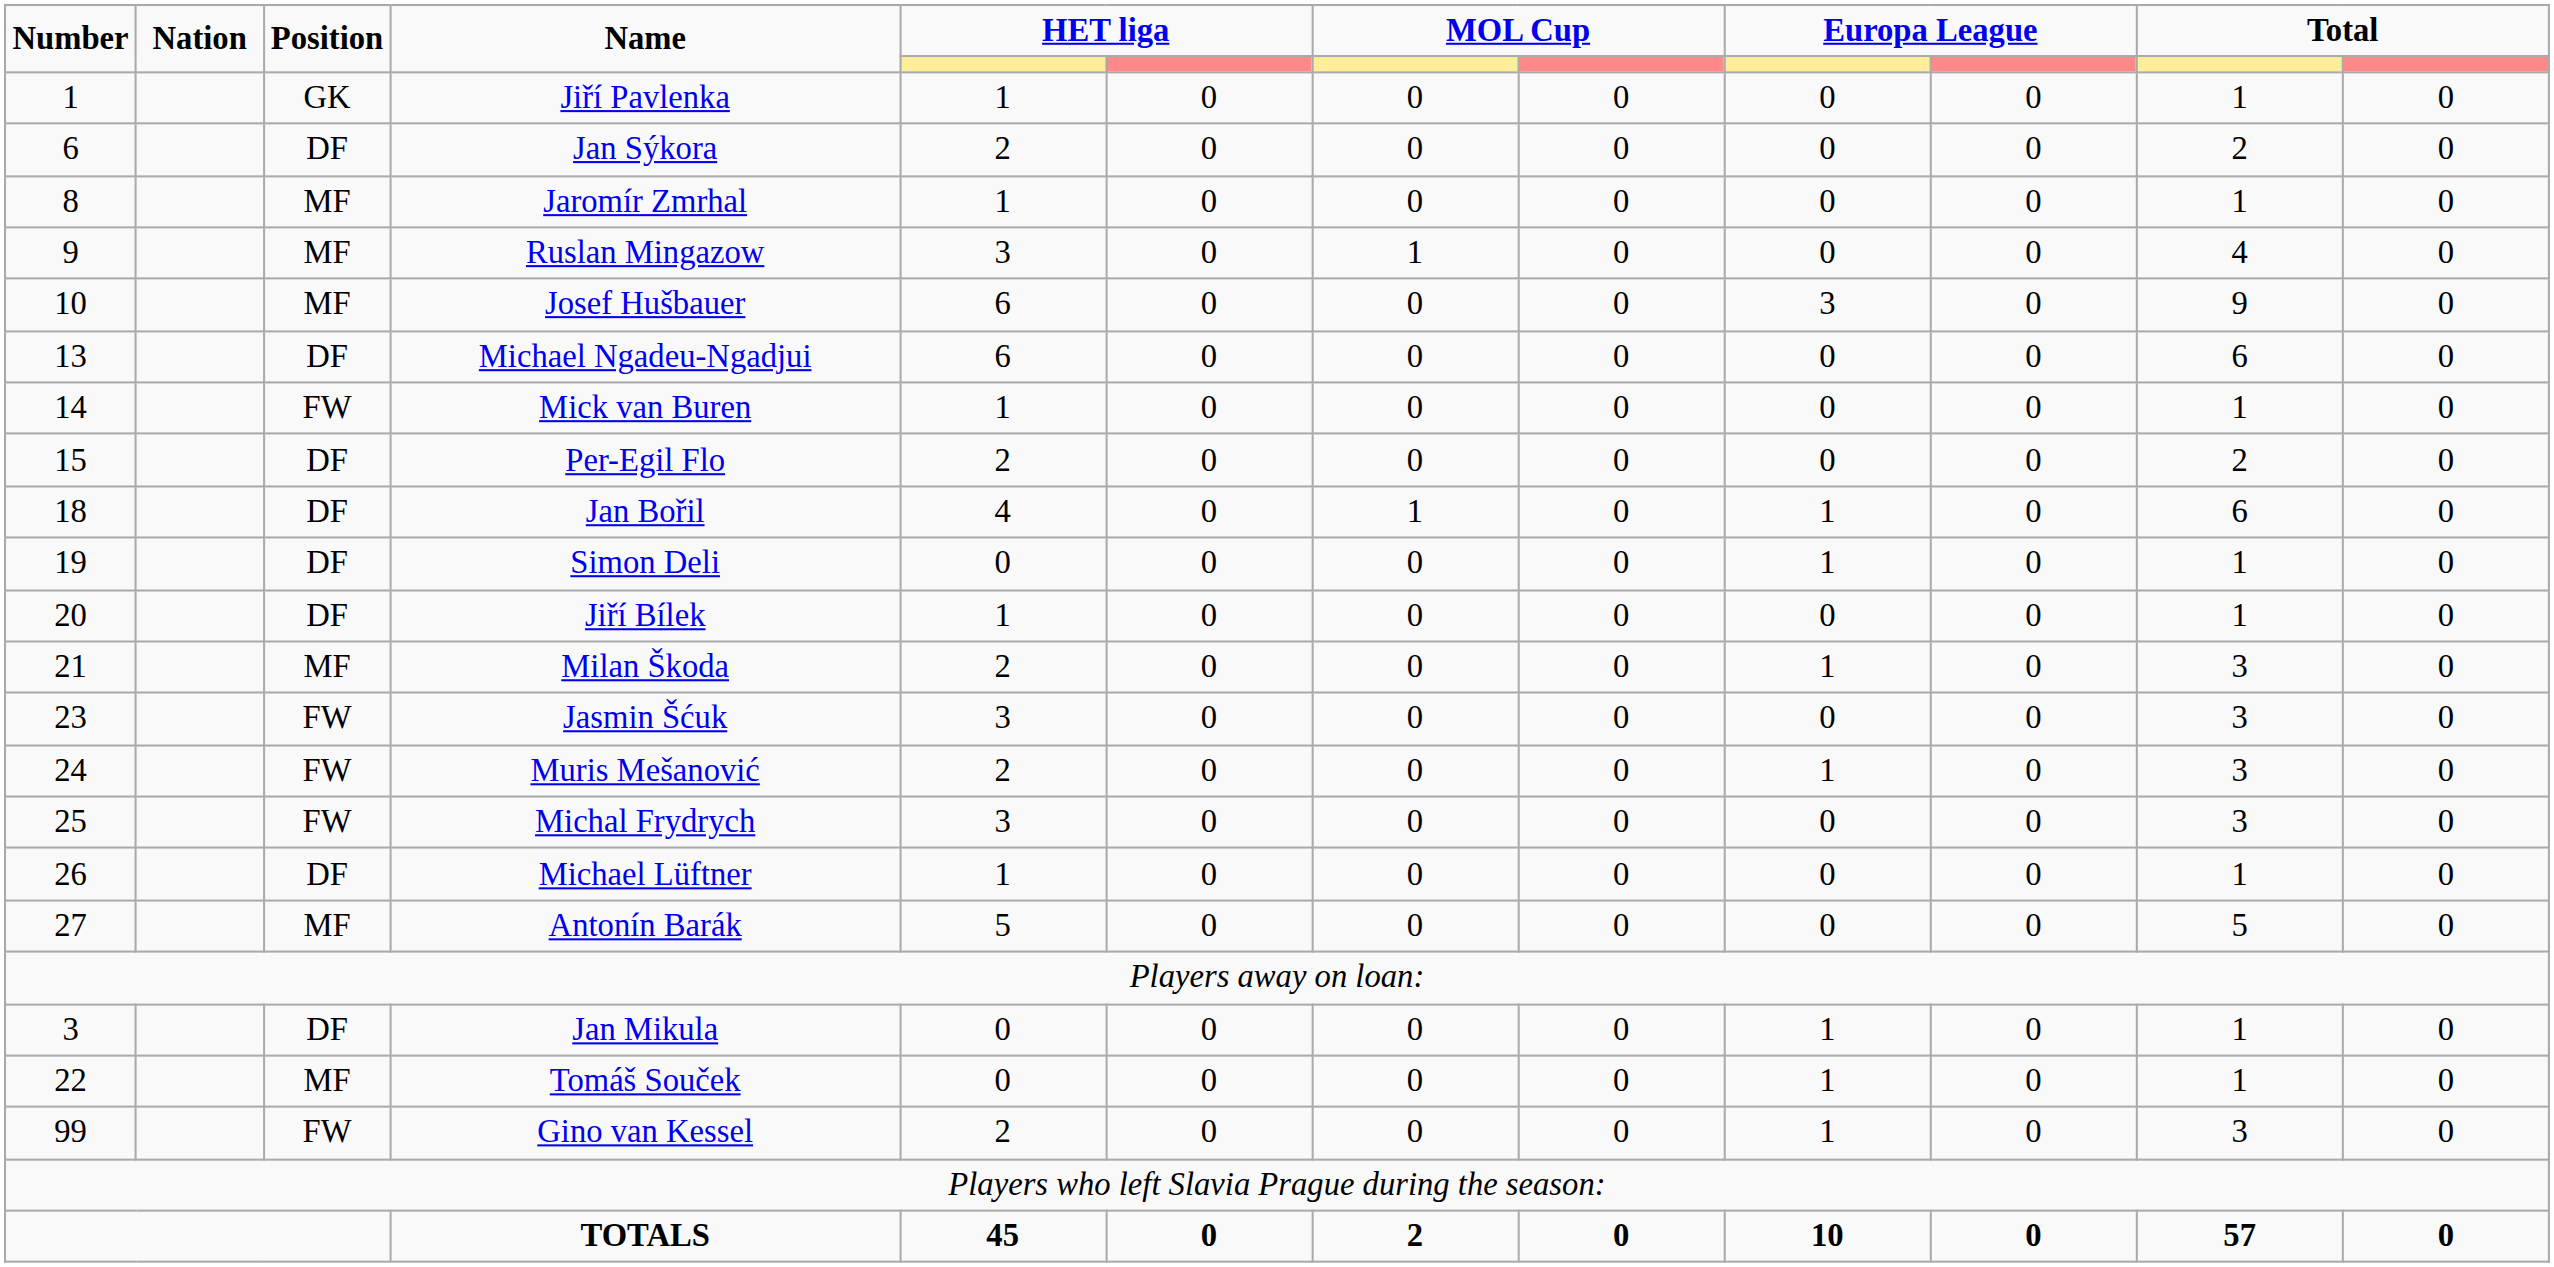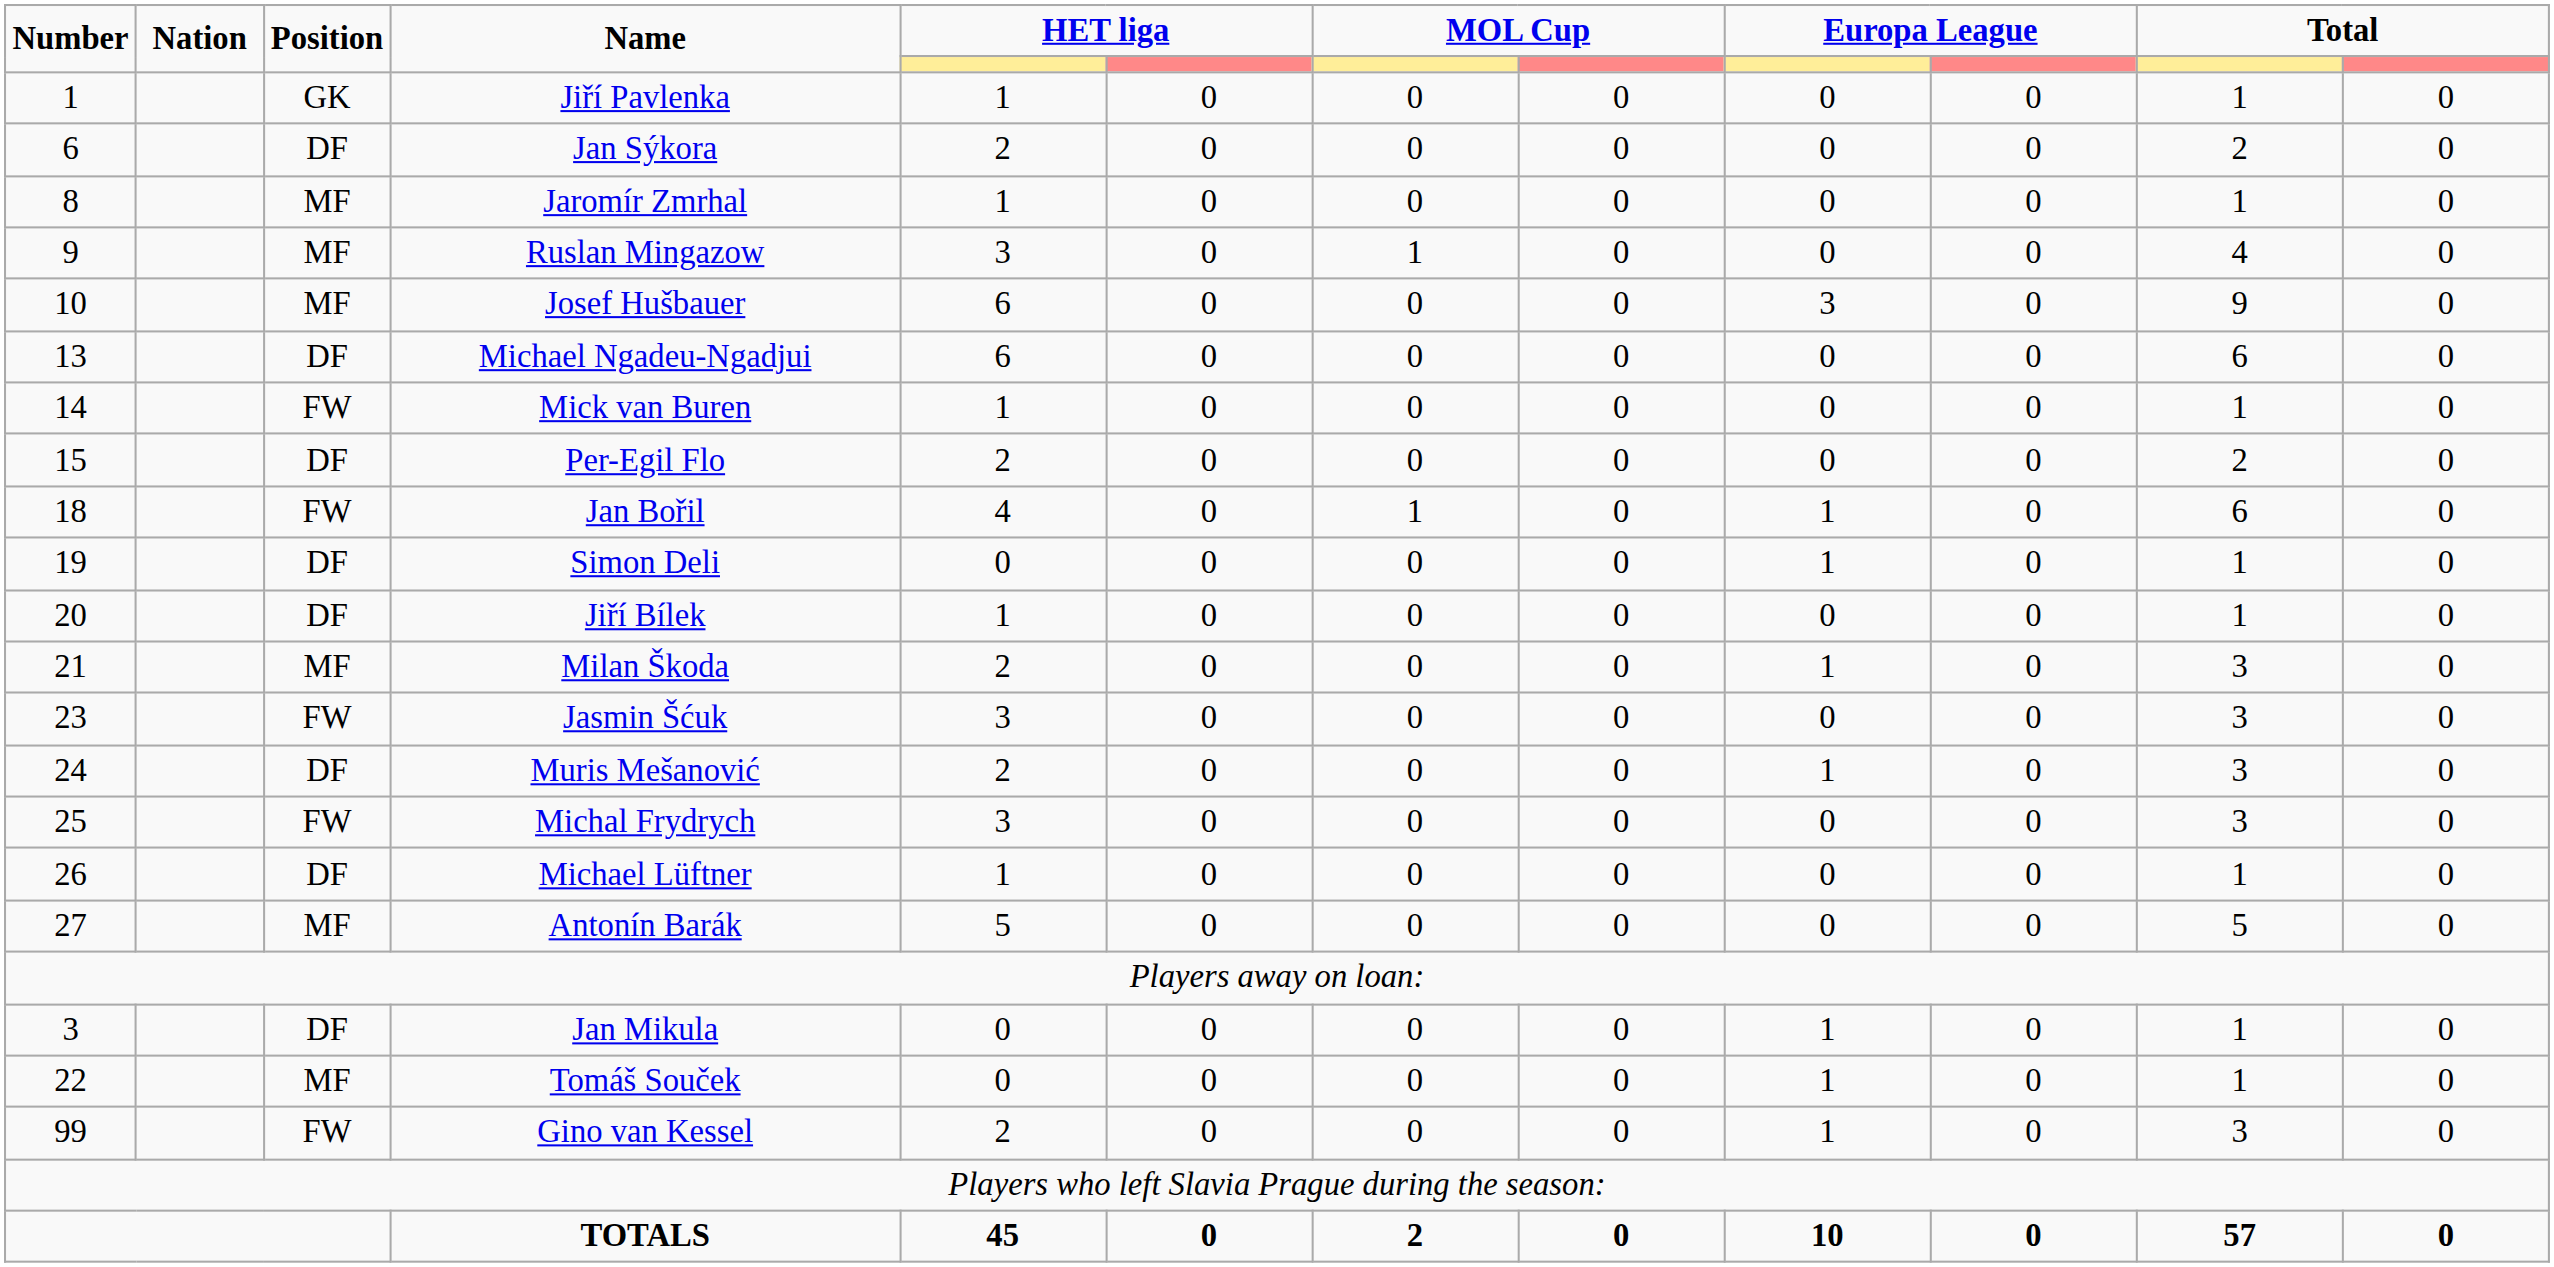(327, 511) DF -> (327, 511) FW
(327, 770) FW -> (327, 770) DF
